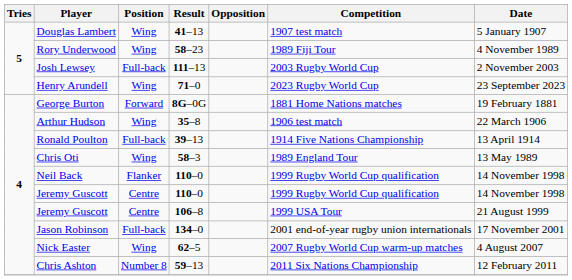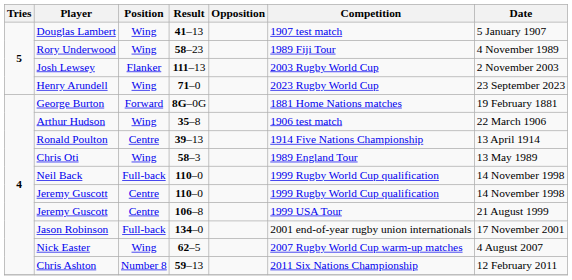(144, 67) Full-back -> (144, 67) Flanker
(144, 139) Full-back -> (144, 139) Centre
(144, 175) Flanker -> (144, 175) Full-back
